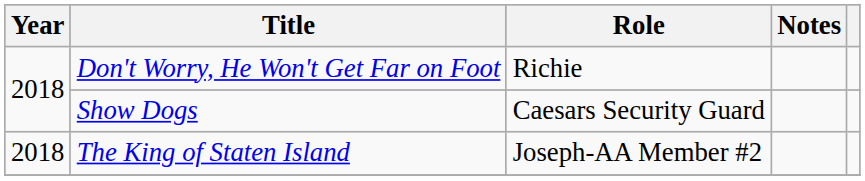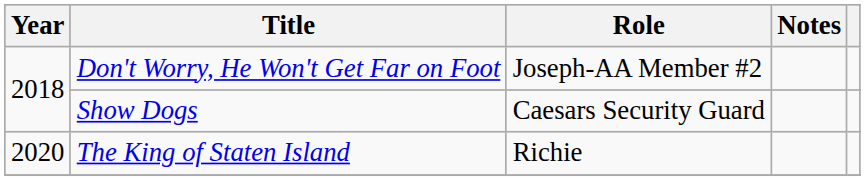(548, 68) Richie -> (637, 68) Joseph-AA Member #2
(38, 152) 2018 -> (38, 152) 2020
(637, 152) Joseph-AA Member #2 -> (548, 152) Richie
